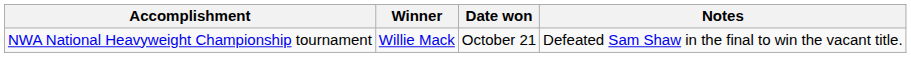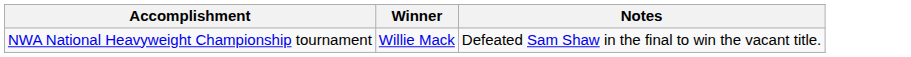- column: (499, 16)
